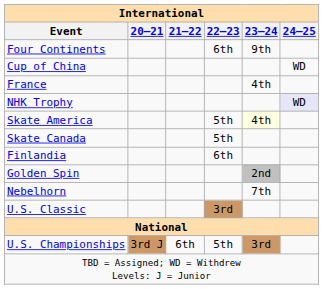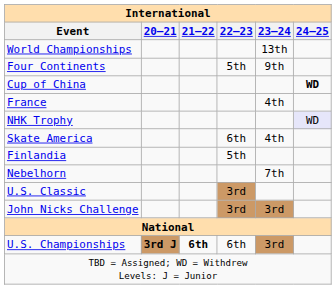+ row: (69, 49)
(223, 49) 6th -> (236, 67) 5th
(299, 67) normal -> (312, 85) bold
(223, 120) 5th -> (236, 138) 6th
(261, 120) lightyellow background -> (274, 138) no background
- row: (46, 138)
(223, 156) 6th -> (236, 156) 5th
- row: (43, 173)
+ row: (73, 209)
(147, 245) normal -> (160, 245) bold
(185, 245) normal -> (198, 245) bold
(223, 245) 5th -> (236, 245) 6th
